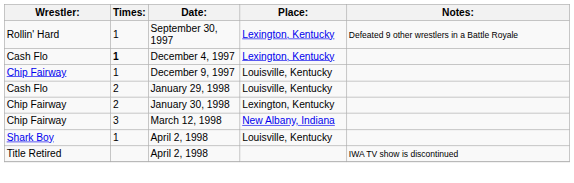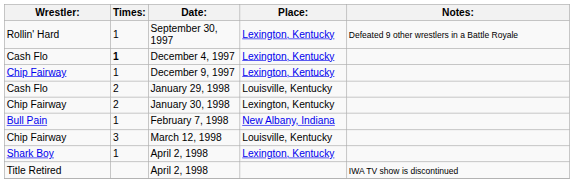(287, 72) Louisville, Kentucky -> (288, 72) Lexington, Kentucky
+ row: (27, 121)
(289, 121) New Albany, Indiana -> (287, 137) Louisville, Kentucky
(287, 137) Louisville, Kentucky -> (288, 154) Lexington, Kentucky
